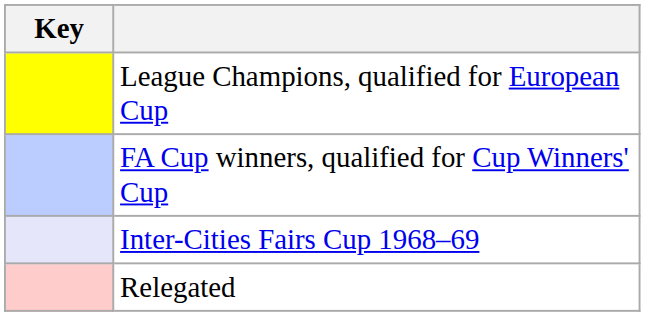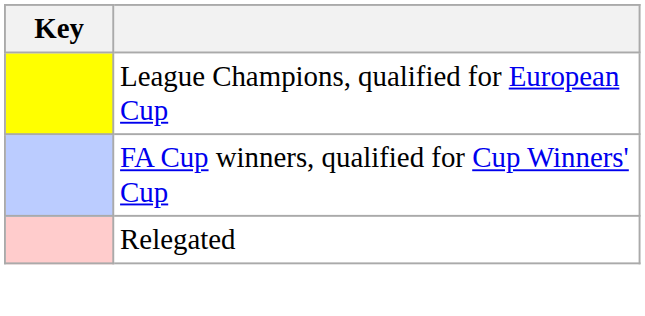- row: (300, 239)
